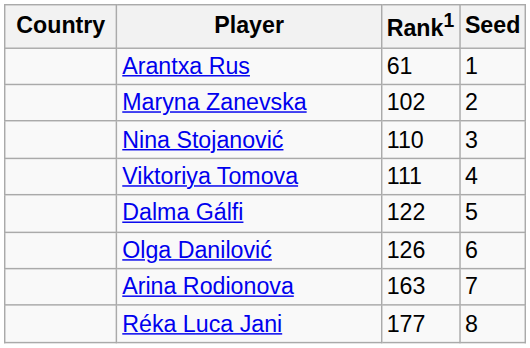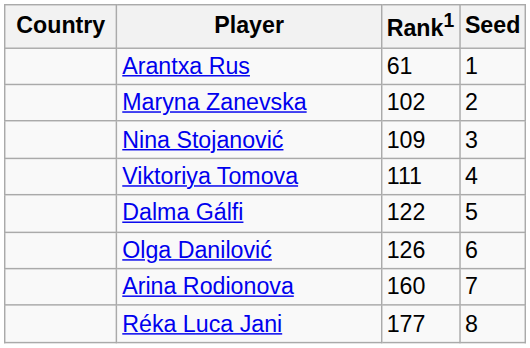(405, 139) 110 -> (406, 139) 109
(406, 286) 163 -> (406, 286) 160
